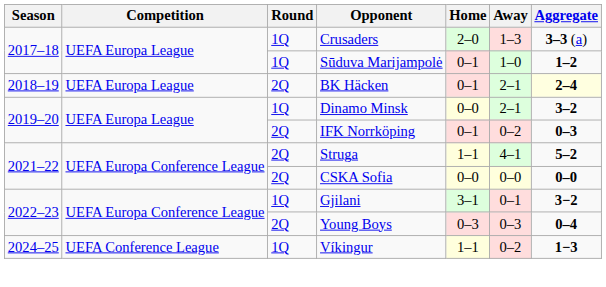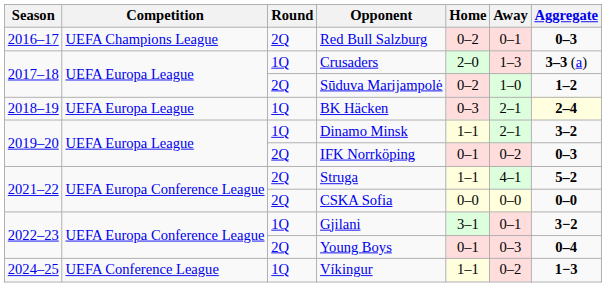+ row: (374, 39)
(280, 62) 1Q -> (280, 85) 2Q
(468, 62) 0–1 -> (468, 85) 0–2
(280, 85) 2Q -> (280, 108) 1Q
(468, 85) 0–1 -> (468, 108) 0–3
(468, 108) 0–0 -> (468, 131) 1–1
(468, 223) 0–3 -> (468, 246) 0–1
